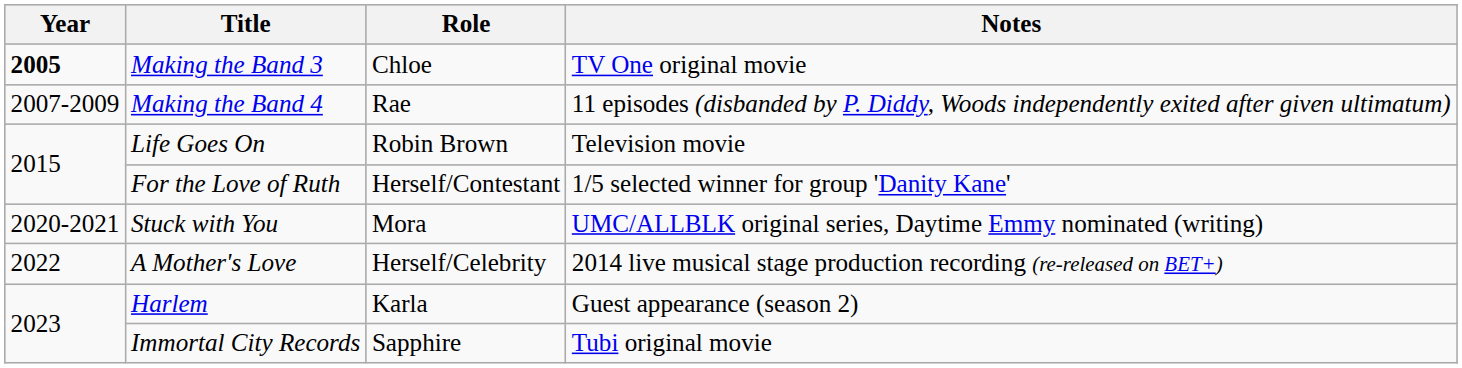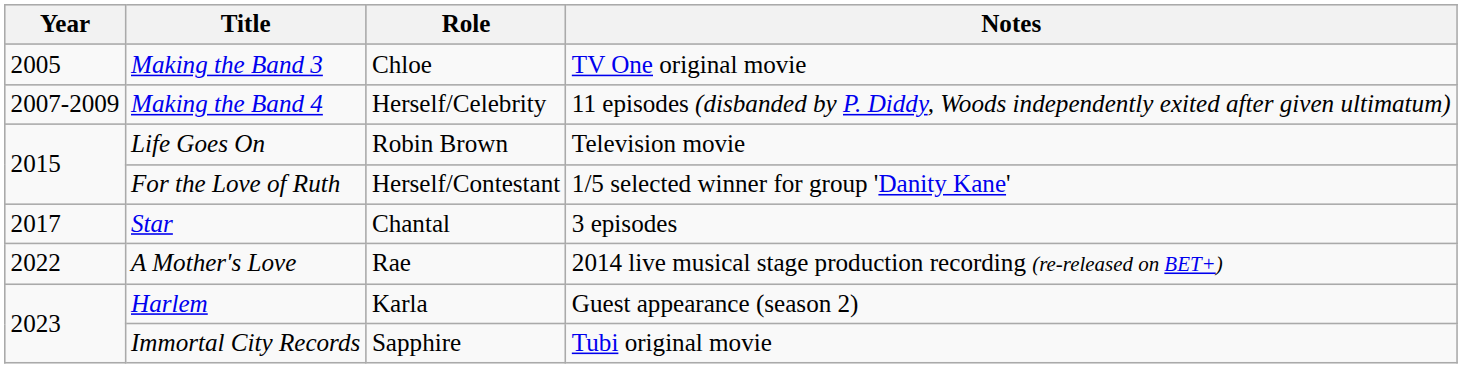(36, 64) bold -> (36, 64) normal
(391, 104) Rae -> (459, 104) Herself/Celebrity
+ row: (152, 223)
- row: (205, 223)
(459, 263) Herself/Celebrity -> (391, 263) Rae
